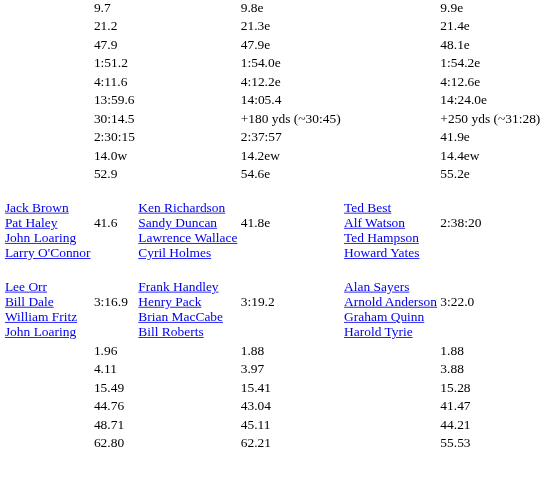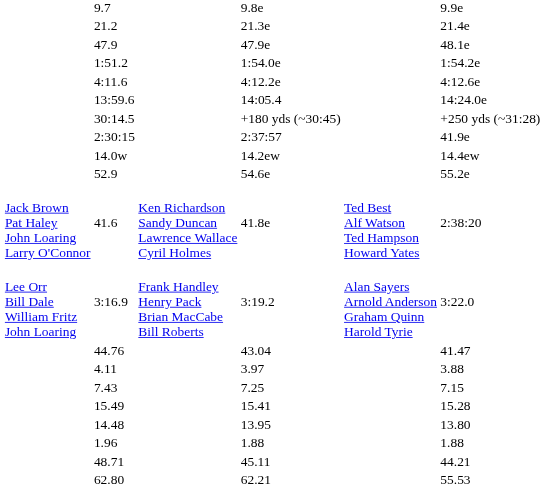rows swapped: (106, 350) <-> (109, 405)
+ row: (106, 387)
+ row: (109, 424)
